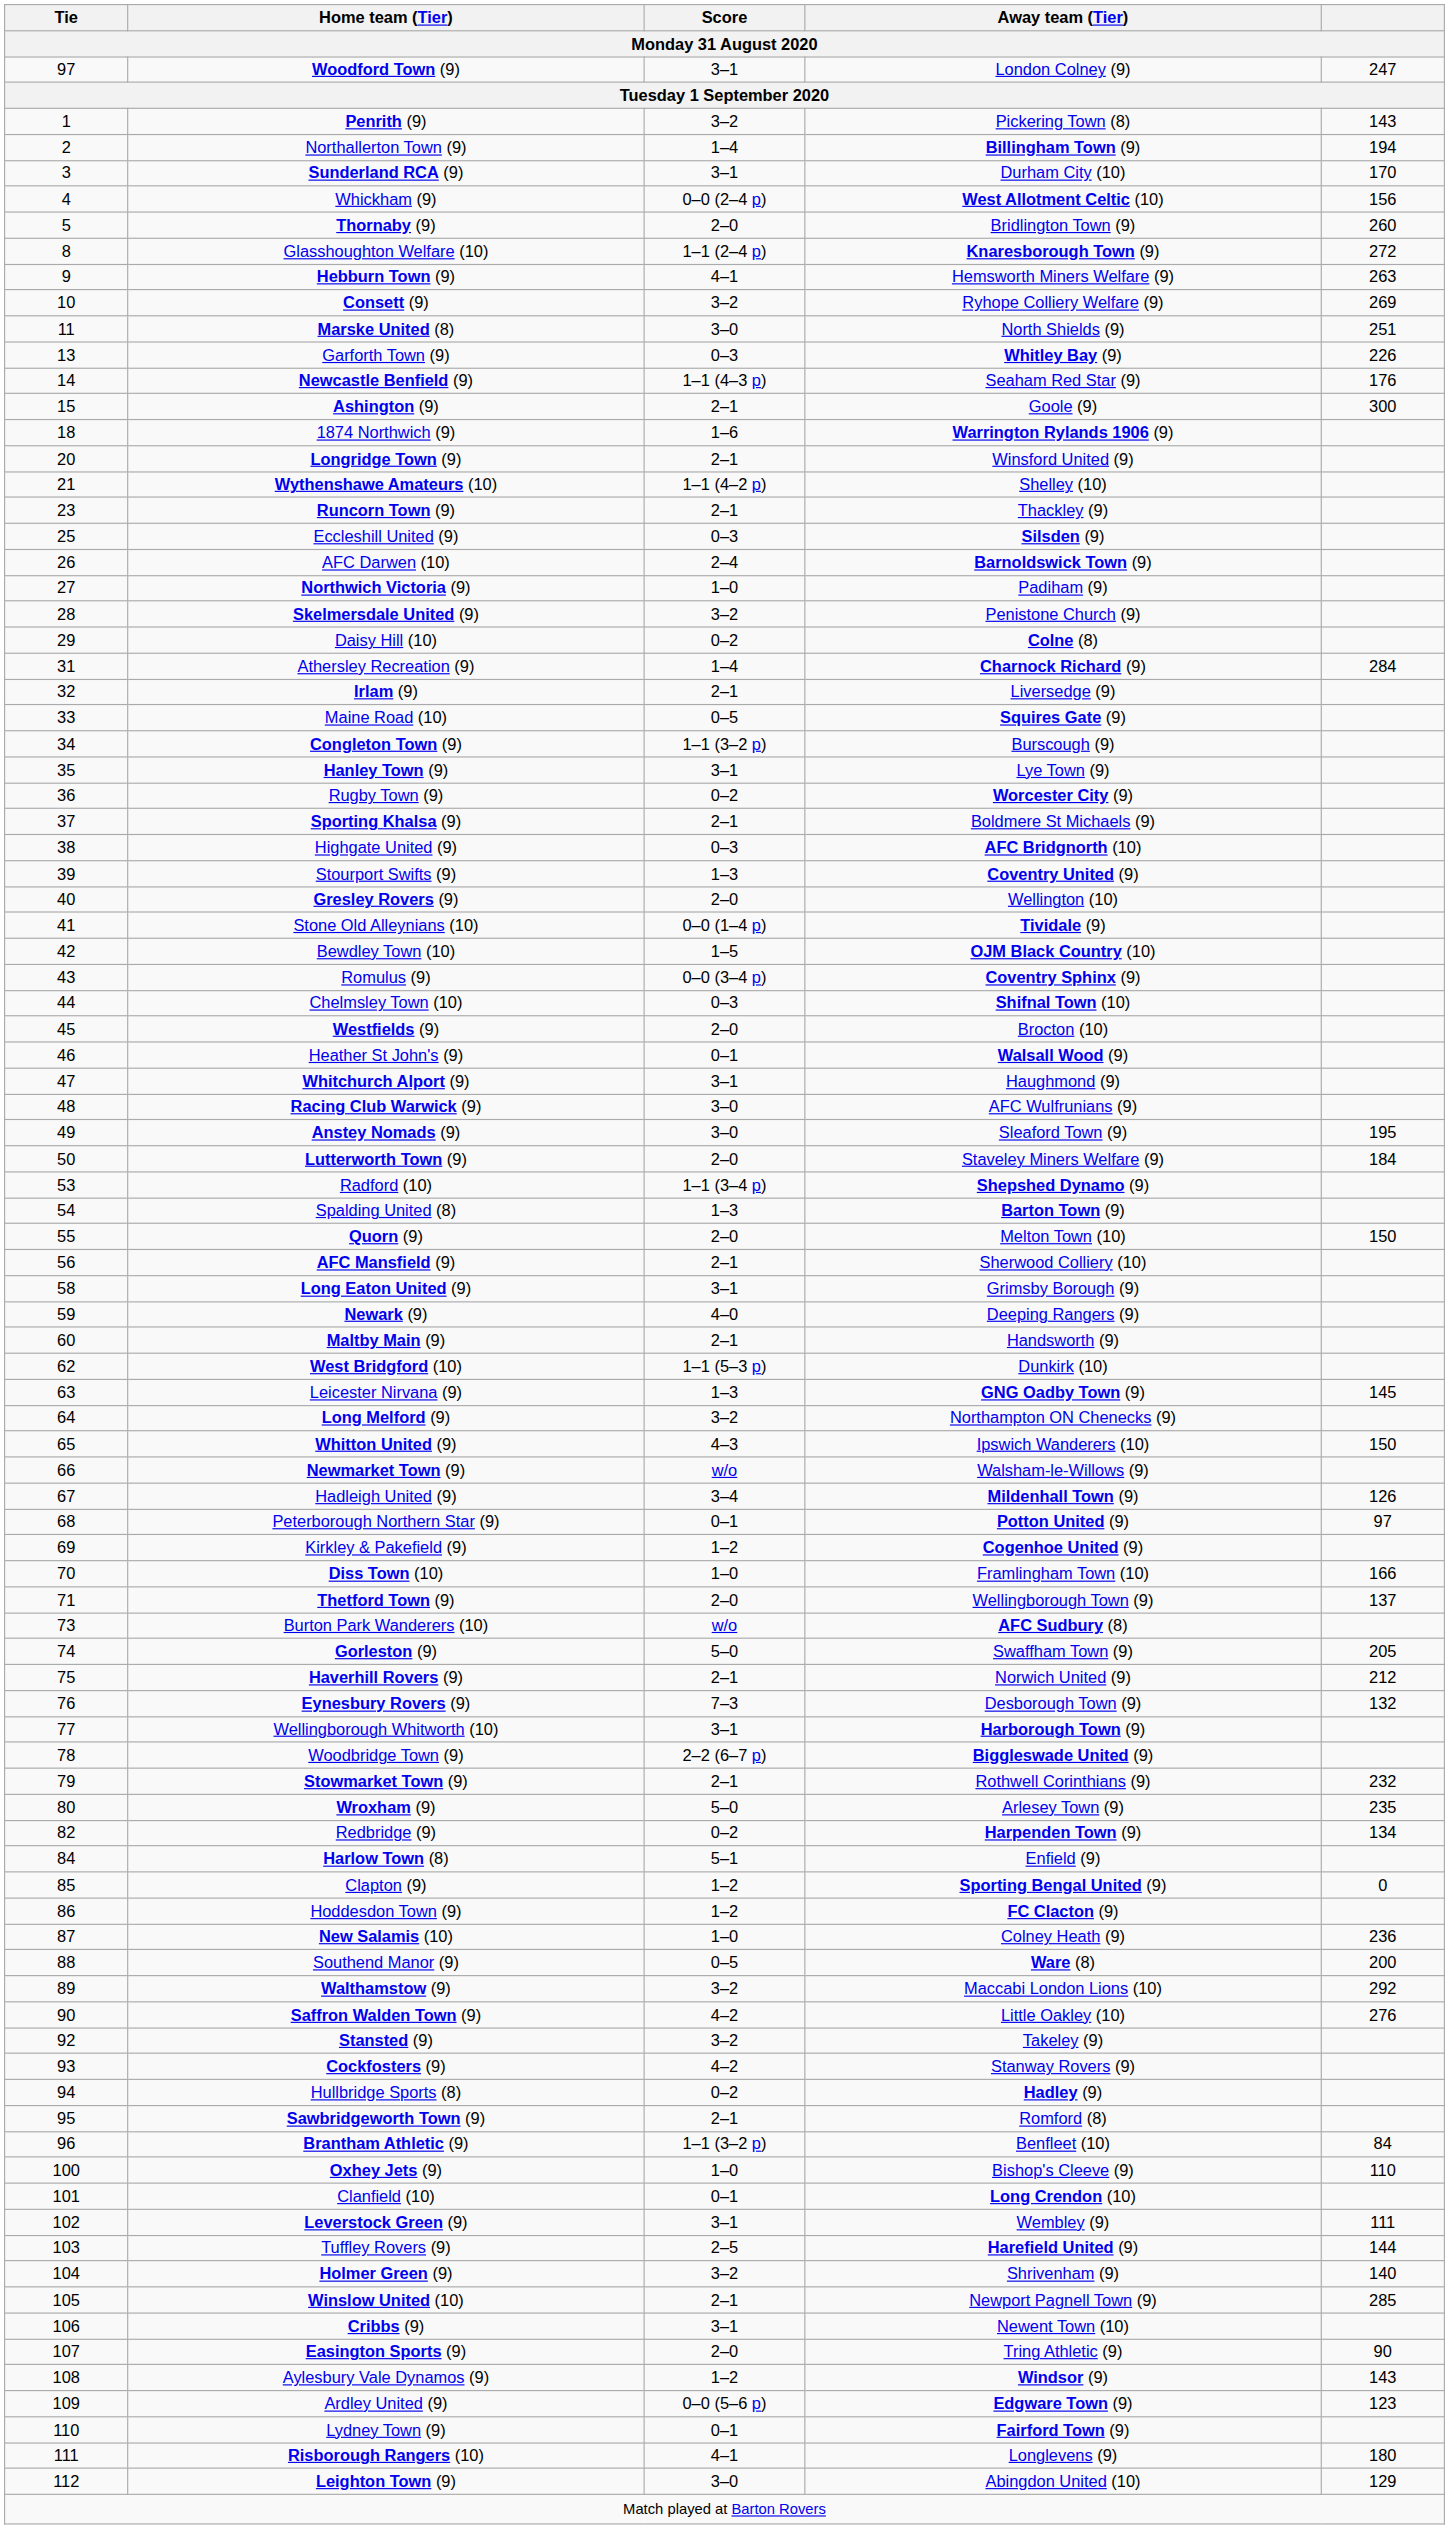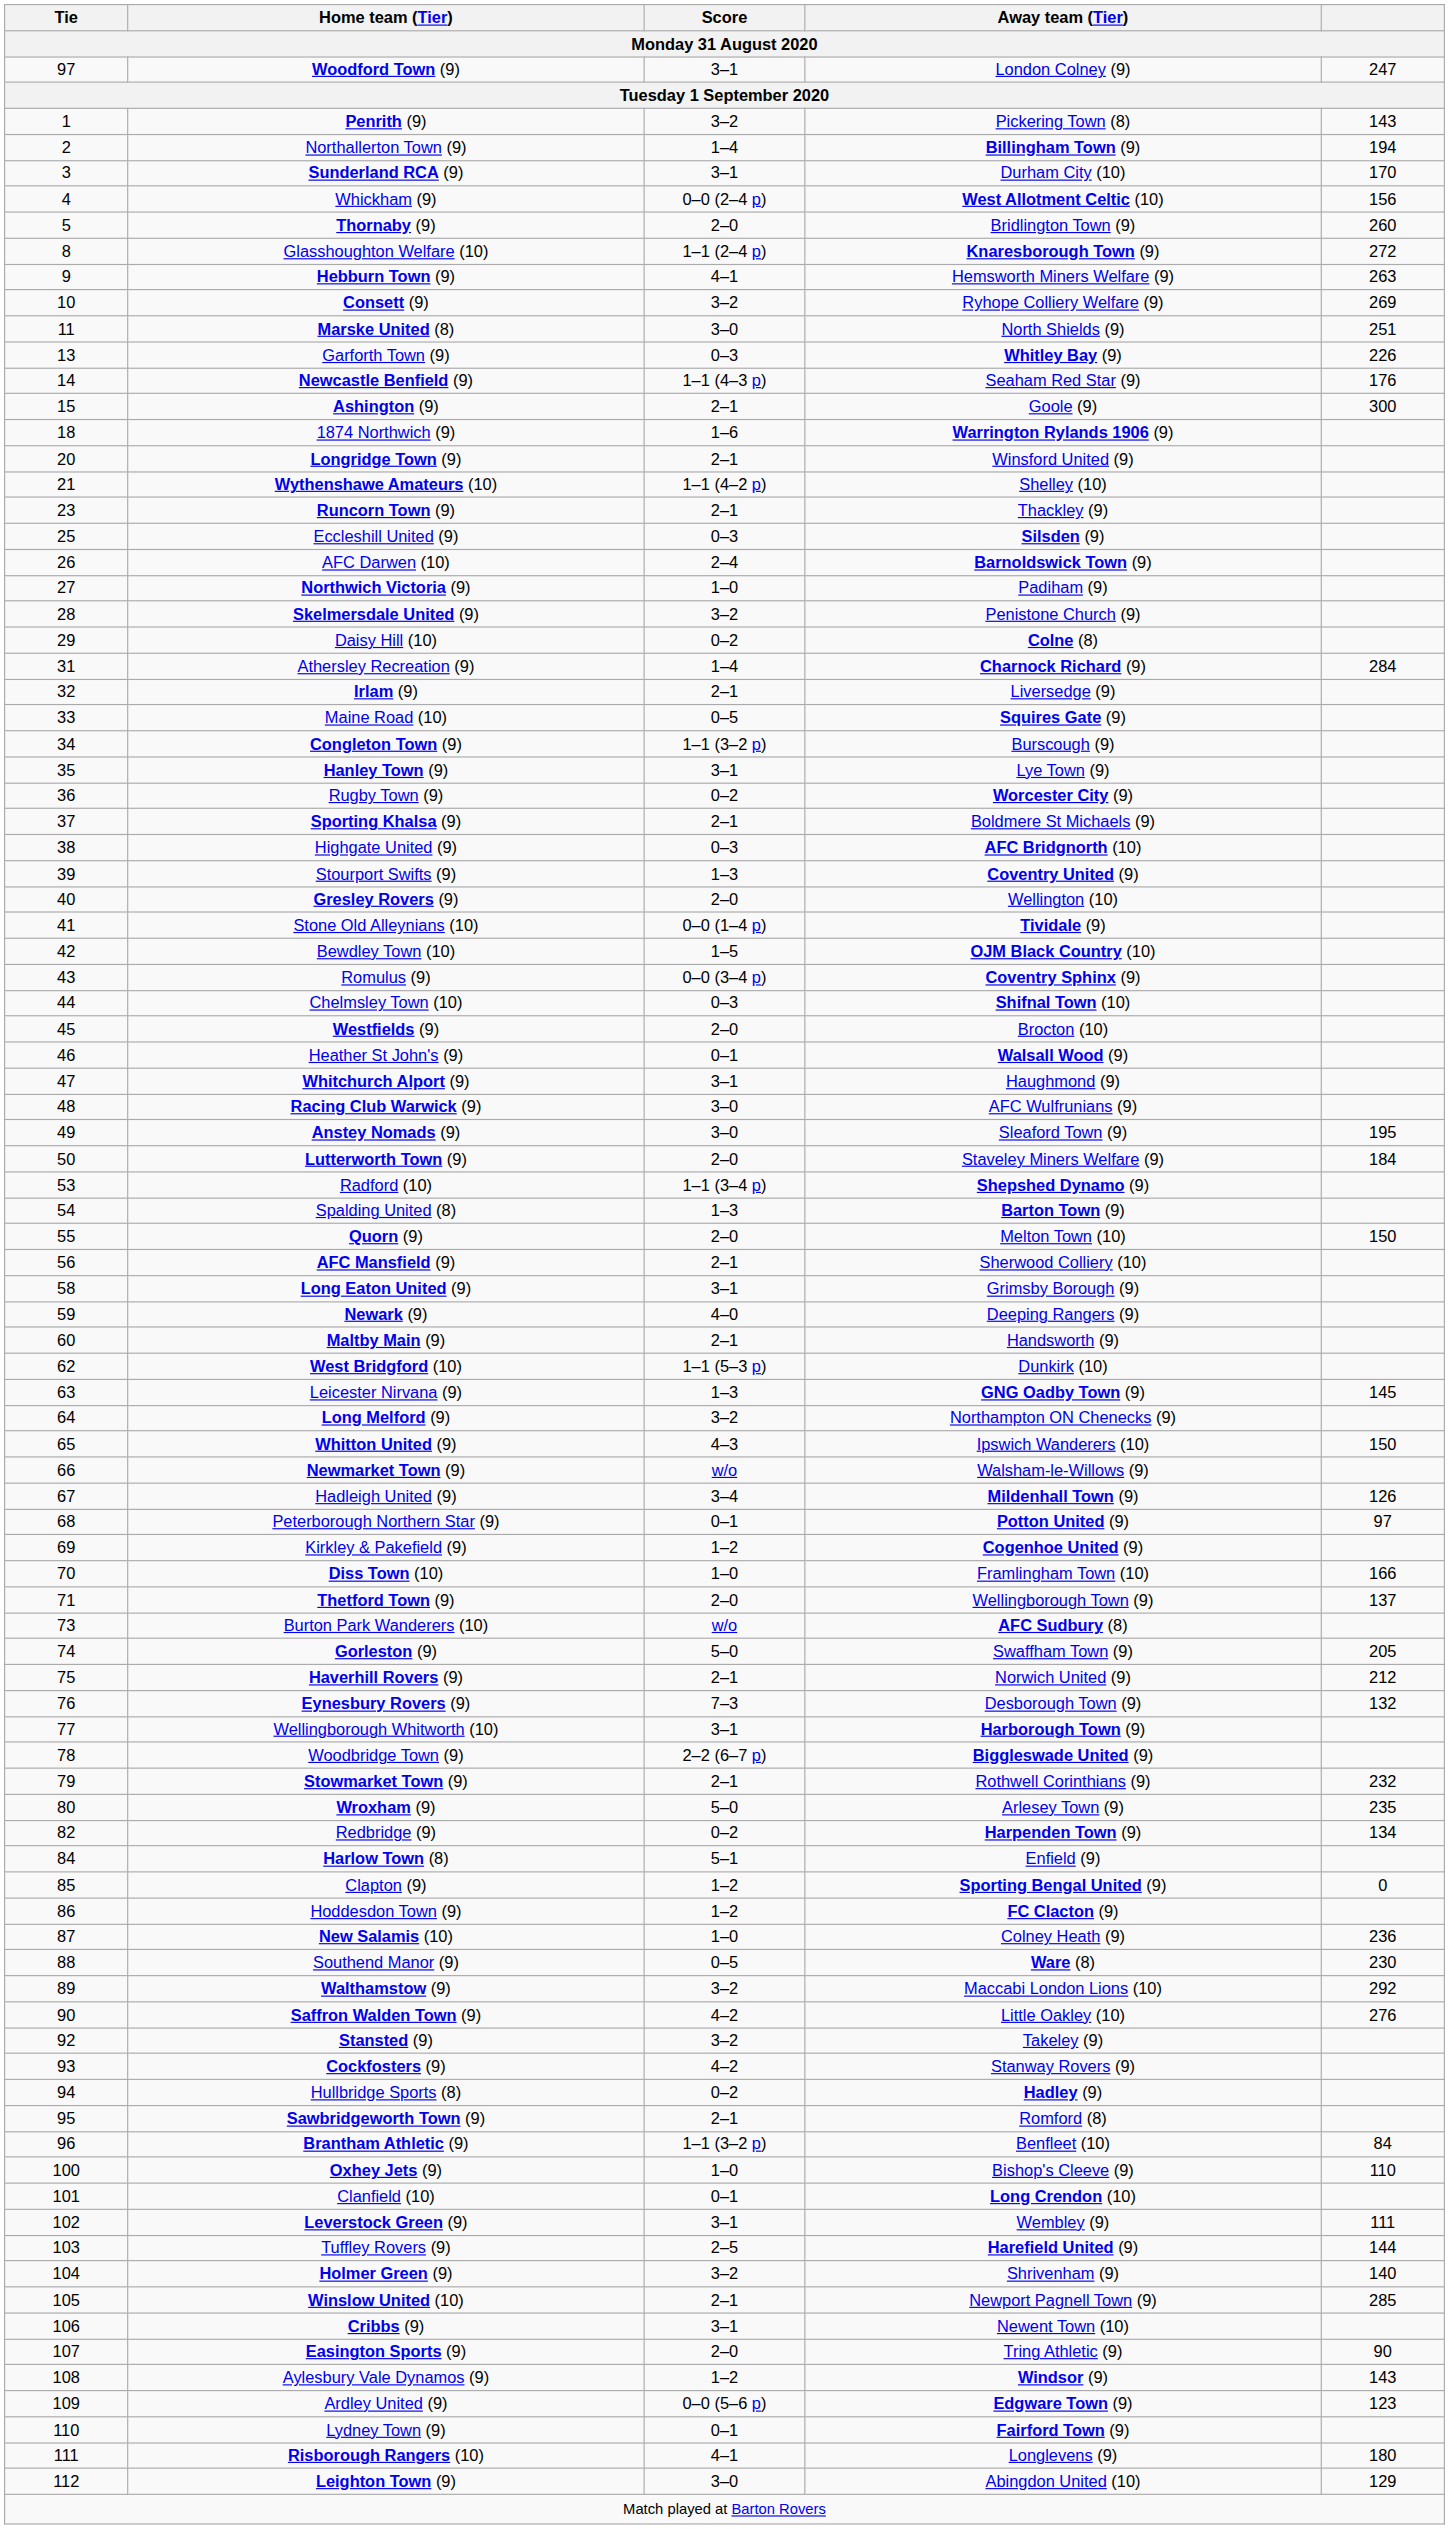(1383, 1963) 200 -> (1383, 1963) 230
